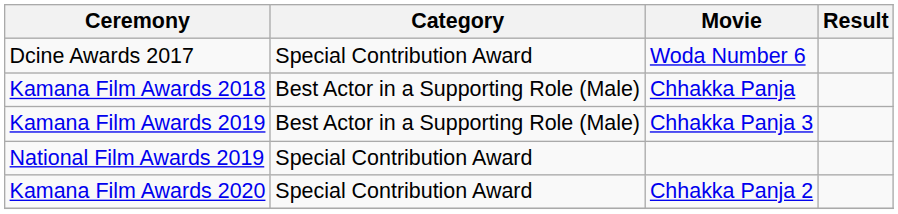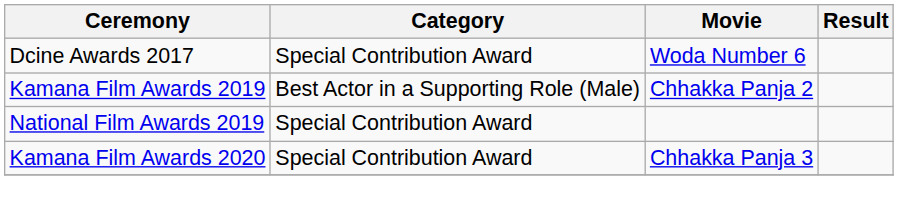- row: (138, 89)
(732, 123) Chhakka Panja 3 -> (732, 89) Chhakka Panja 2
(732, 191) Chhakka Panja 2 -> (732, 157) Chhakka Panja 3
